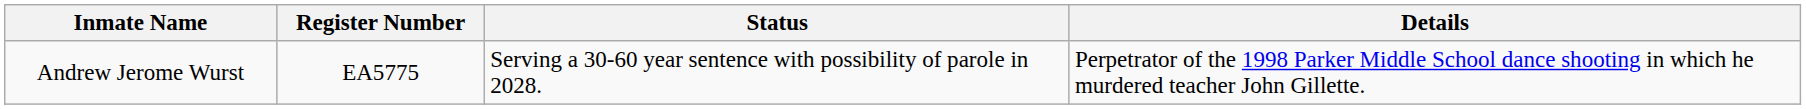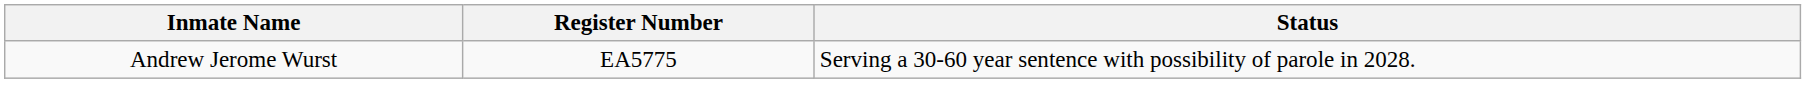- column: (1435, 22)
